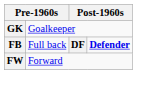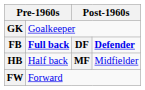(47, 45) normal -> (49, 45) bold
+ row: (15, 61)
